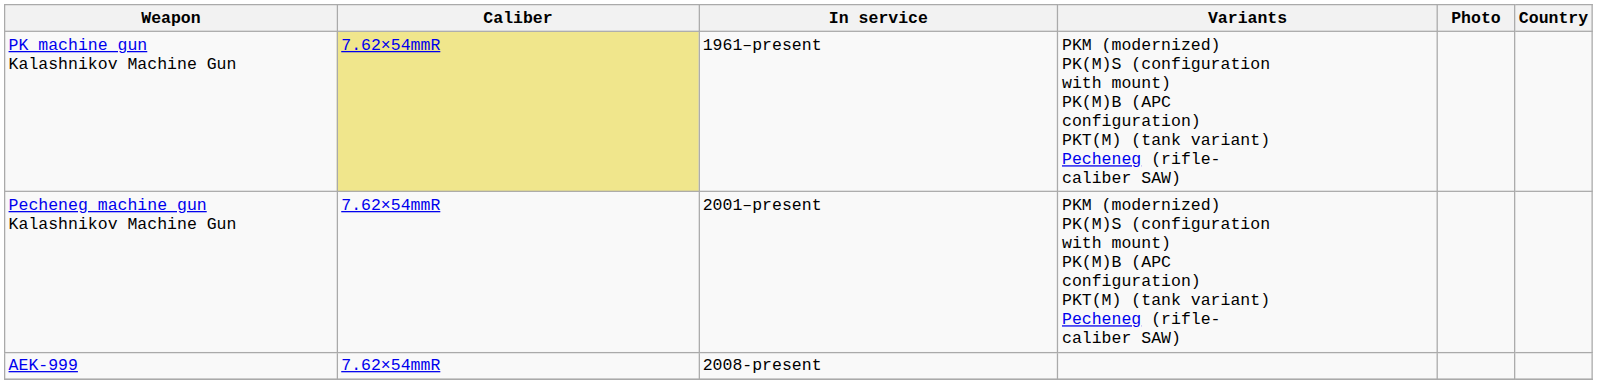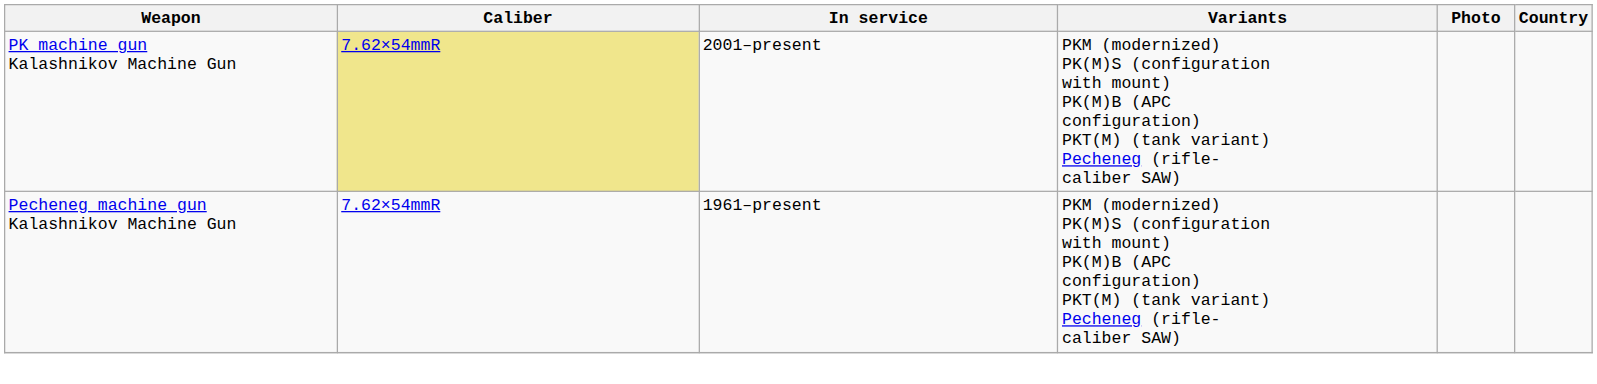(762, 45) 1961–present -> (762, 45) 2001–present
(762, 205) 2001–present -> (762, 205) 1961–present
- row: (43, 366)
